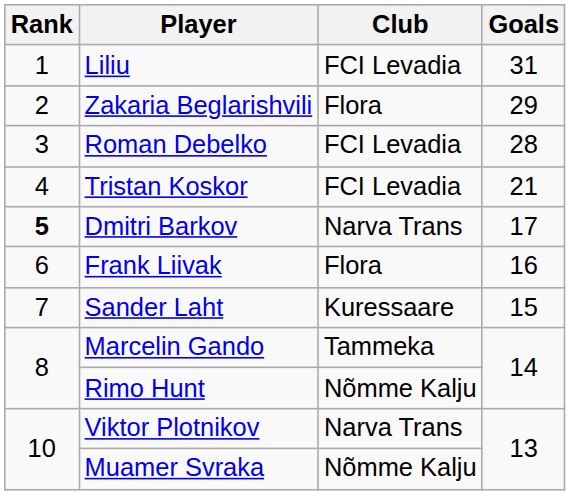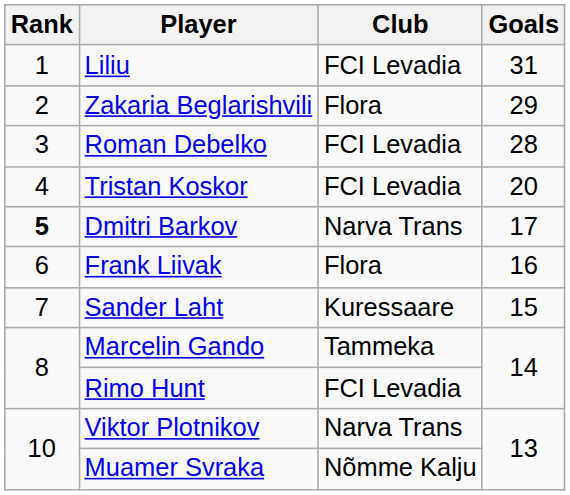(524, 186) 21 -> (524, 186) 20
(400, 387) Nõmme Kalju -> (393, 387) FCI Levadia
